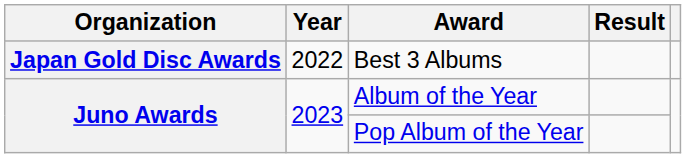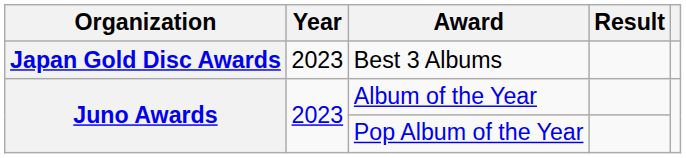(317, 59) 2022 -> (317, 59) 2023
